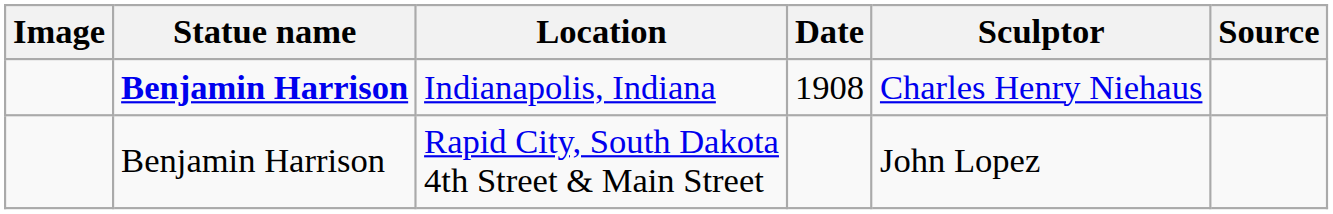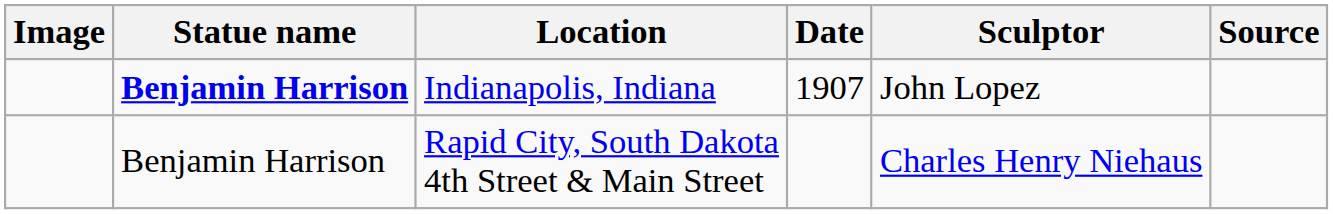(829, 86) 1908 -> (829, 86) 1907
(1041, 86) Charles Henry Niehaus -> (960, 86) John Lopez
(960, 160) John Lopez -> (1041, 160) Charles Henry Niehaus
